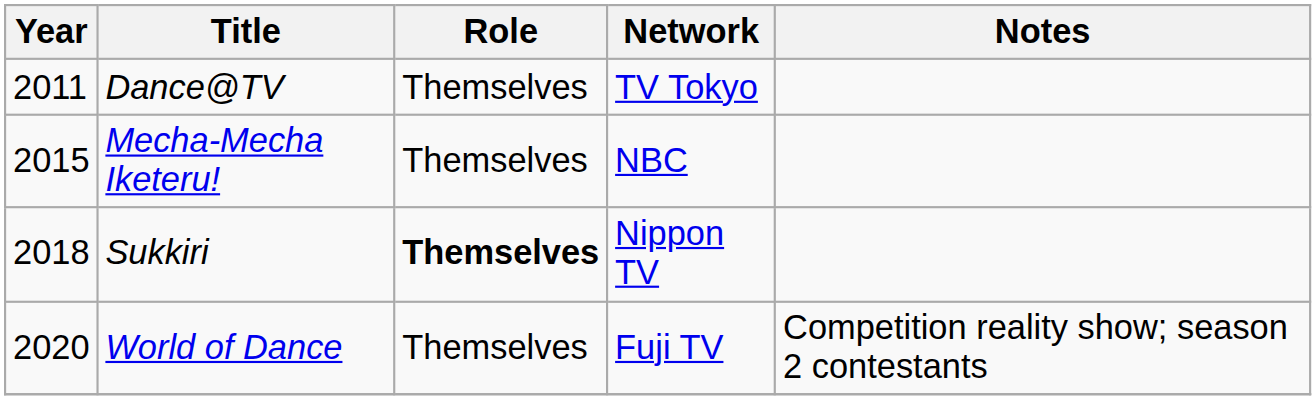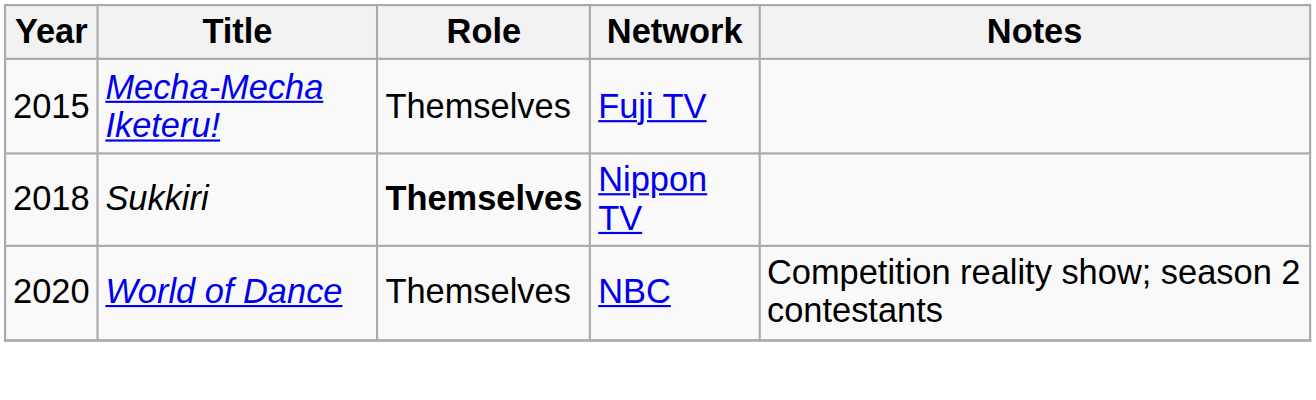- row: (195, 86)
(651, 160) NBC -> (652, 105) Fuji TV
(669, 346) Fuji TV -> (635, 292) NBC
